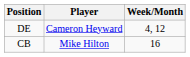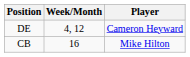columns swapped: (84, 12) <-> (155, 12)
